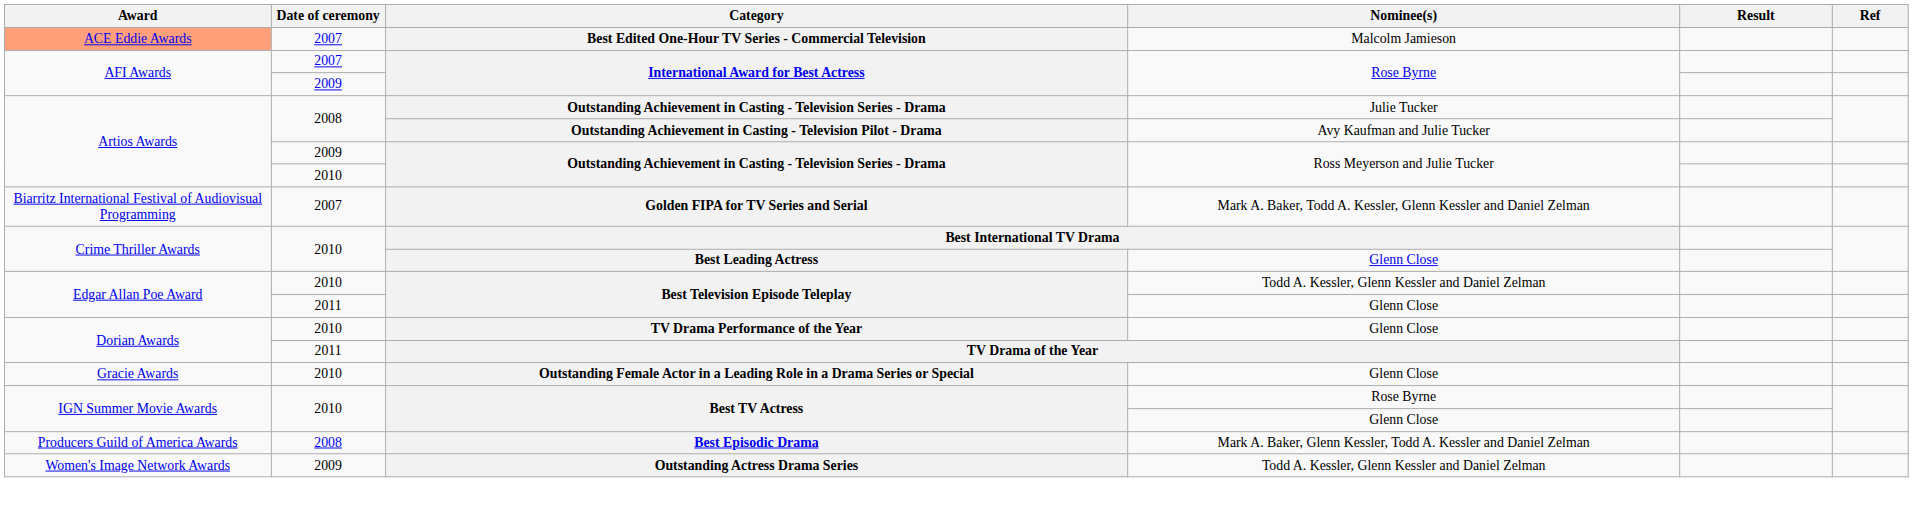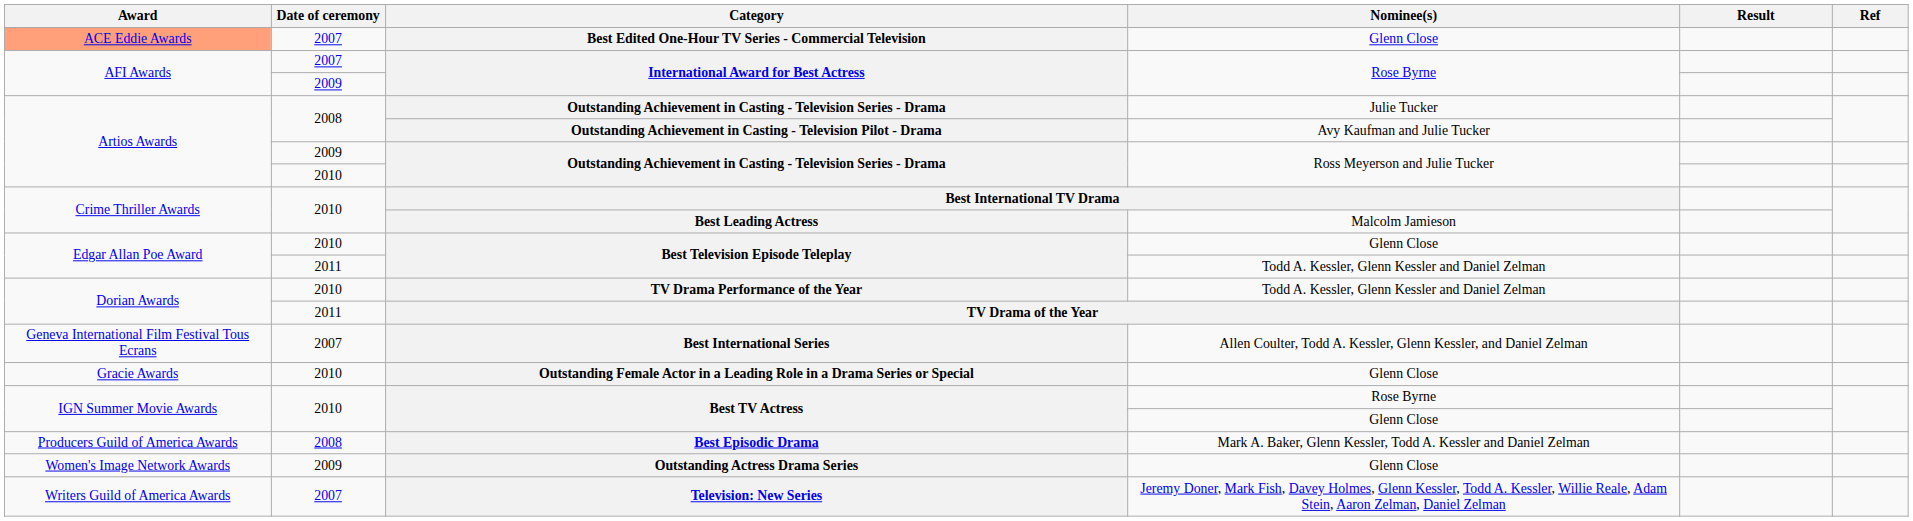(1404, 39) Malcolm Jamieson -> (1404, 39) Glenn Close
- row: (328, 206)
(1404, 260) Glenn Close -> (1404, 221) Malcolm Jamieson
(1404, 283) Todd A. Kessler, Glenn Kessler and Daniel Zelman -> (1404, 244) Glenn Close
(1404, 306) Glenn Close -> (1404, 267) Todd A. Kessler, Glenn Kessler and Daniel Zelman
(1404, 329) Glenn Close -> (1404, 289) Todd A. Kessler, Glenn Kessler and Daniel Zelman
+ row: (328, 343)
(1404, 465) Todd A. Kessler, Glenn Kessler and Daniel Zelman -> (1404, 465) Glenn Close
+ row: (328, 496)
